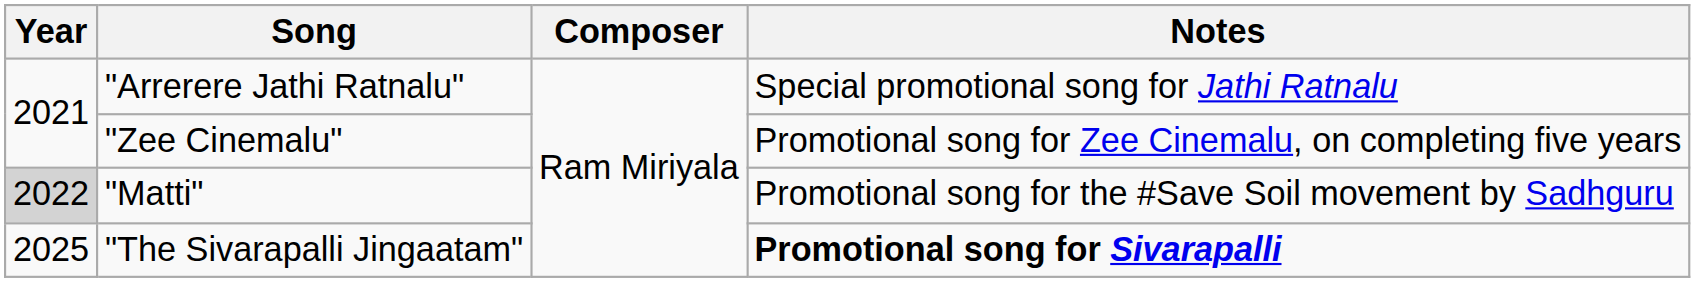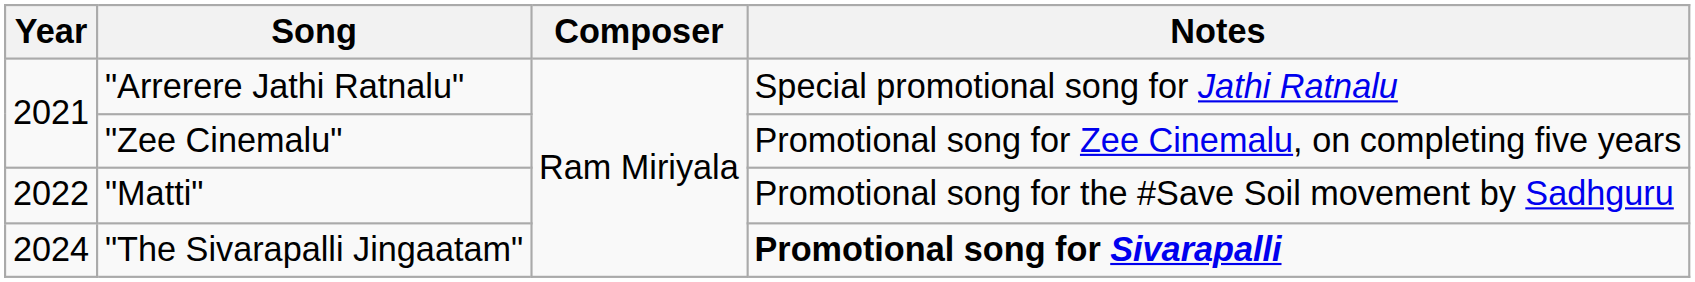(51, 194) lightgrey background -> (51, 194) no background
(51, 248) 2025 -> (51, 248) 2024
